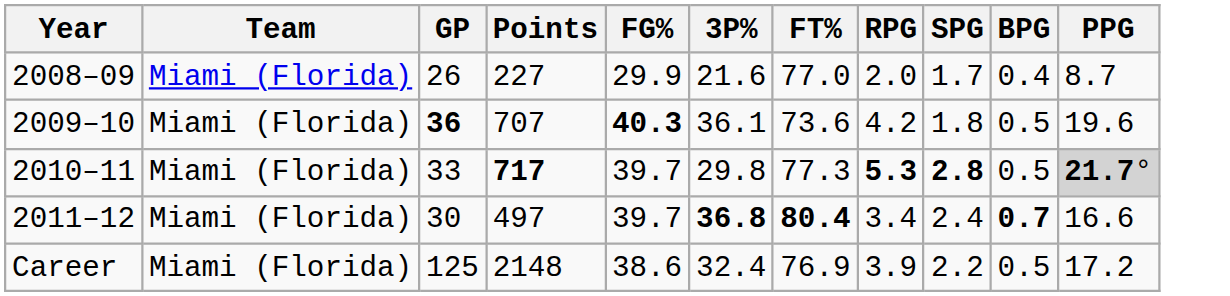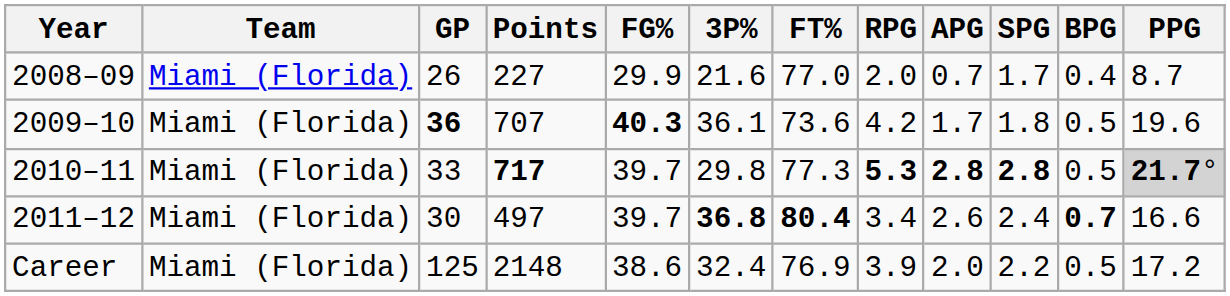+ column: (957, 29)
